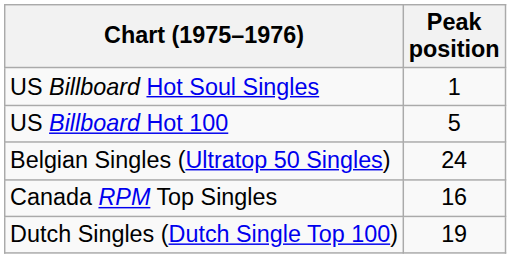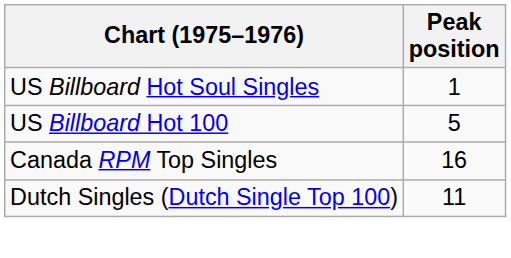- row: (200, 160)
(454, 234) 19 -> (454, 197) 11
